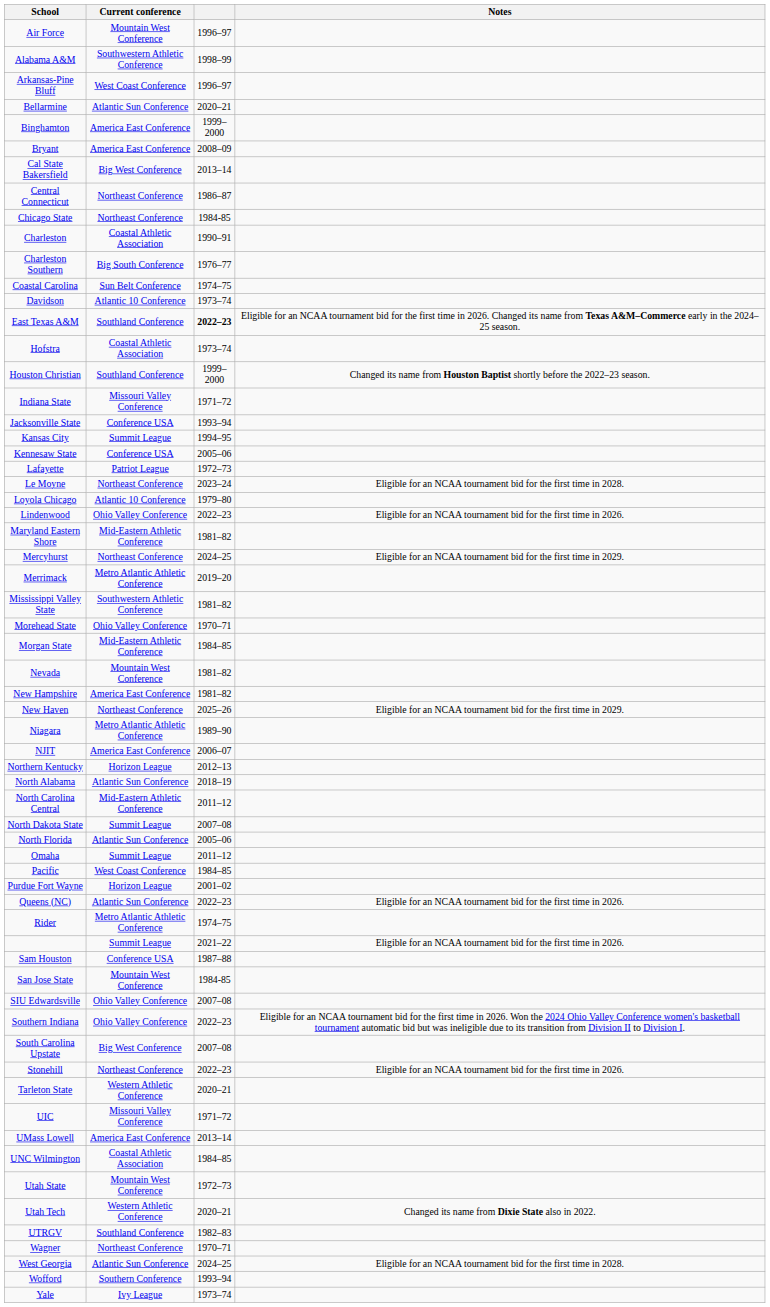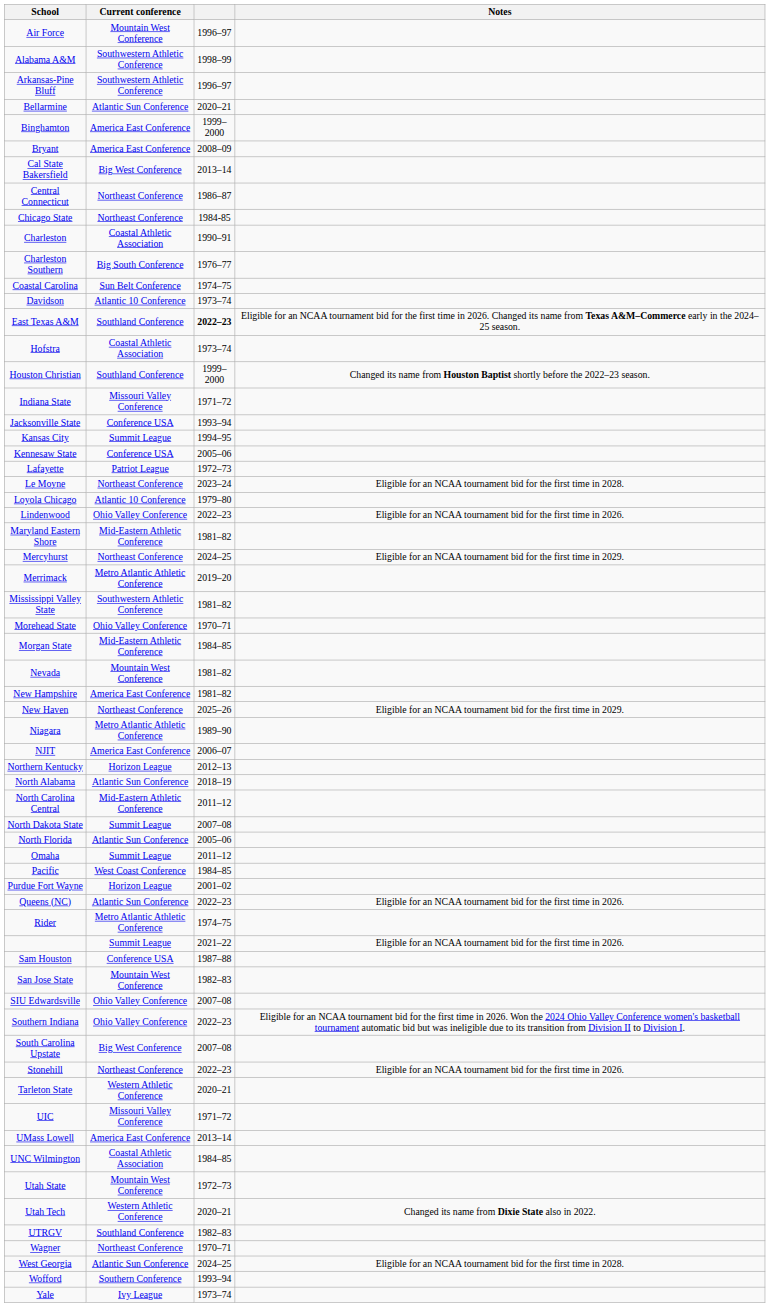(140, 86) West Coast Conference -> (140, 86) Southwestern Athletic Conference
(214, 980) 1984-85 -> (214, 980) 1982–83
